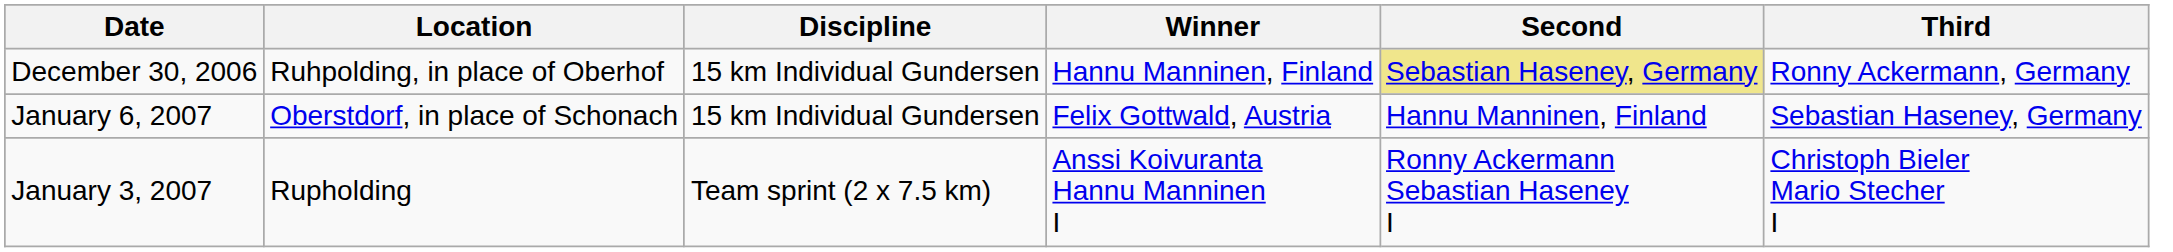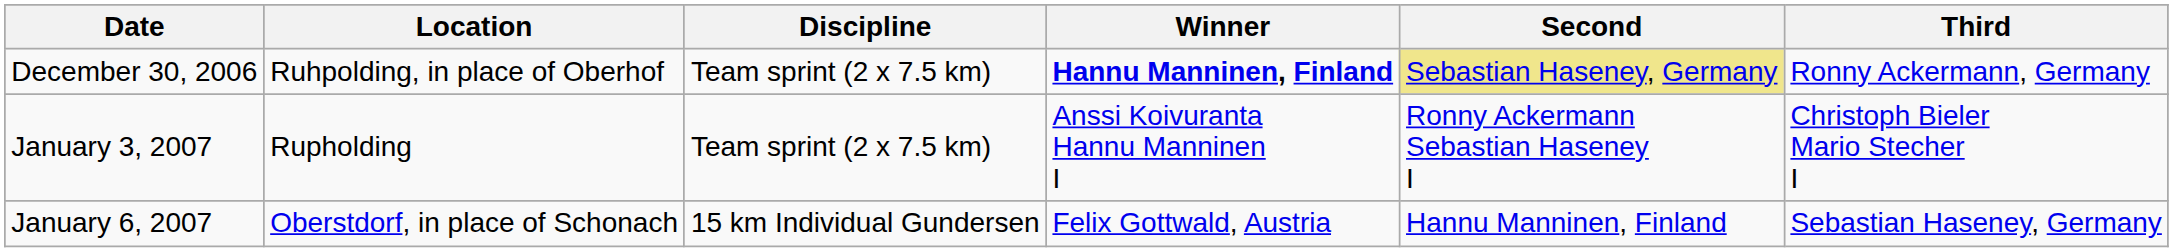(865, 71) 15 km Individual Gundersen -> (841, 71) Team sprint (2 x 7.5 km)
(1213, 71) normal -> (1223, 71) bold
rows swapped: (112, 191) <-> (112, 115)
